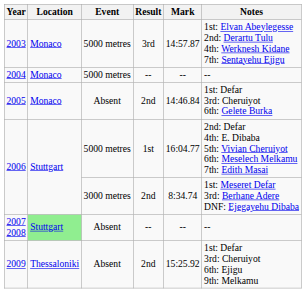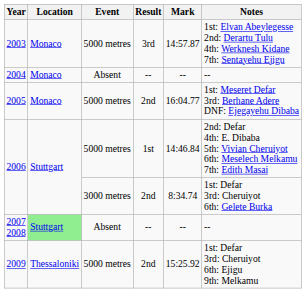(107, 74) 5000 metres -> (107, 74) Absent
(107, 100) Absent -> (107, 100) 5000 metres
(183, 100) 14:46.84 -> (183, 100) 16:04.77
(238, 100) 1st: Defar 3rd: Cheruiyot 6th: Gelete Burka -> (252, 100) 1st: Meseret Defar 3rd: Berhane Adere DNF: Ejegayehu Dibaba
(183, 148) 16:04.77 -> (183, 148) 14:46.84
(252, 196) 1st: Meseret Defar 3rd: Berhane Adere DNF: Ejegayehu Dibaba -> (238, 196) 1st: Defar 3rd: Cheruiyot 6th: Gelete Burka
(107, 264) Absent -> (107, 264) 5000 metres
